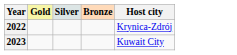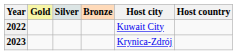+ column: (204, 12)
(145, 27) Krynica-Zdrój -> (140, 27) Kuwait City
(140, 42) Kuwait City -> (145, 42) Krynica-Zdrój
